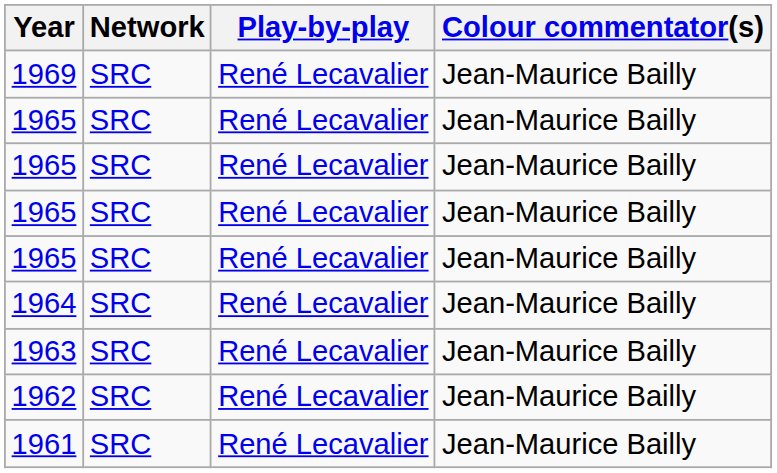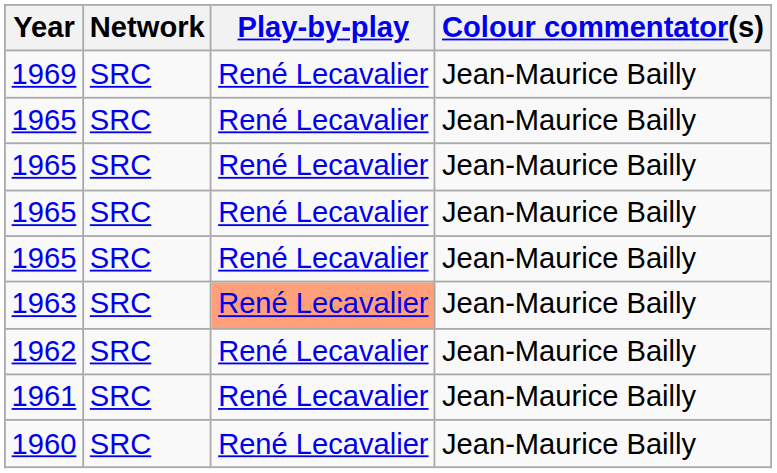- row: (44, 304)
(323, 350) no background -> (323, 304) lightsalmon background
+ row: (44, 443)
